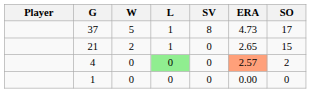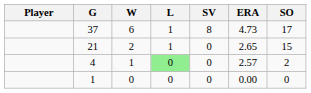(132, 29) 5 -> (132, 29) 6
(132, 63) 0 -> (132, 63) 1
(248, 63) lightsalmon background -> (248, 63) no background
